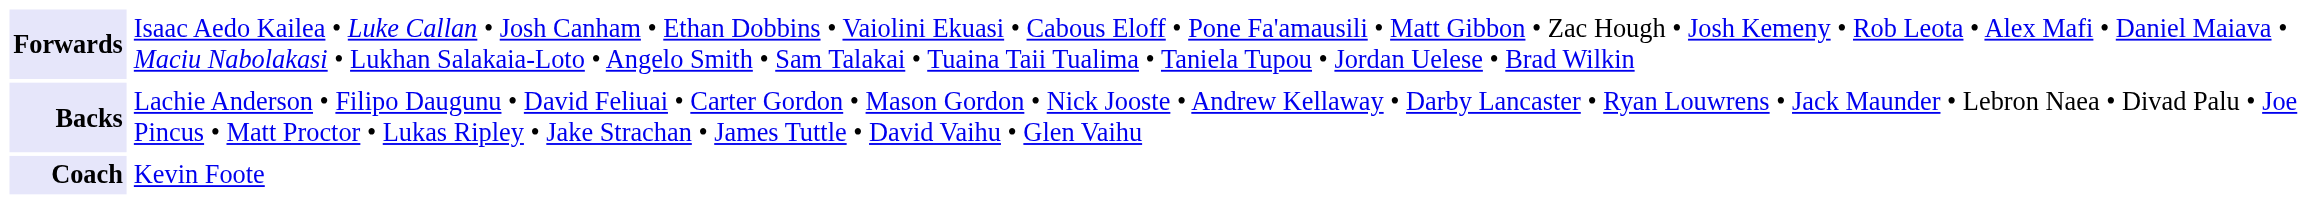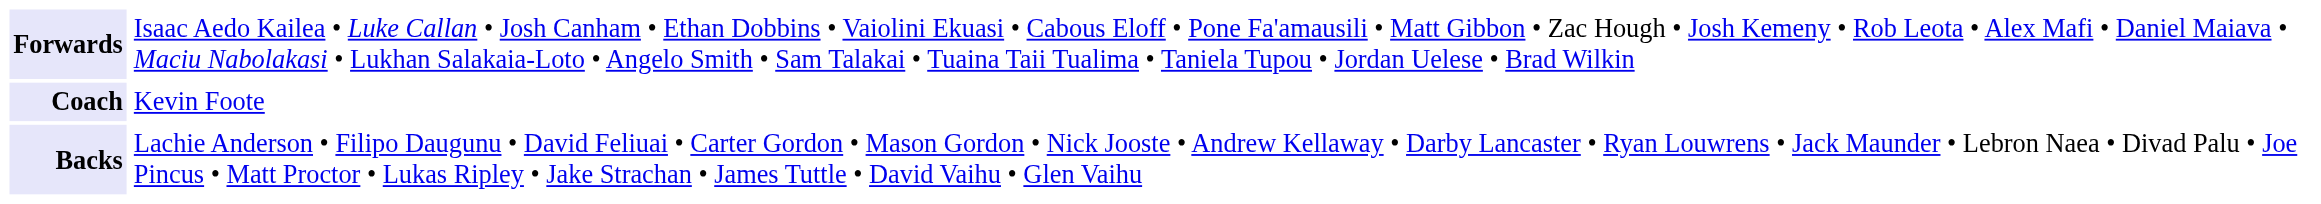rows swapped: (89, 117) <-> (87, 174)
